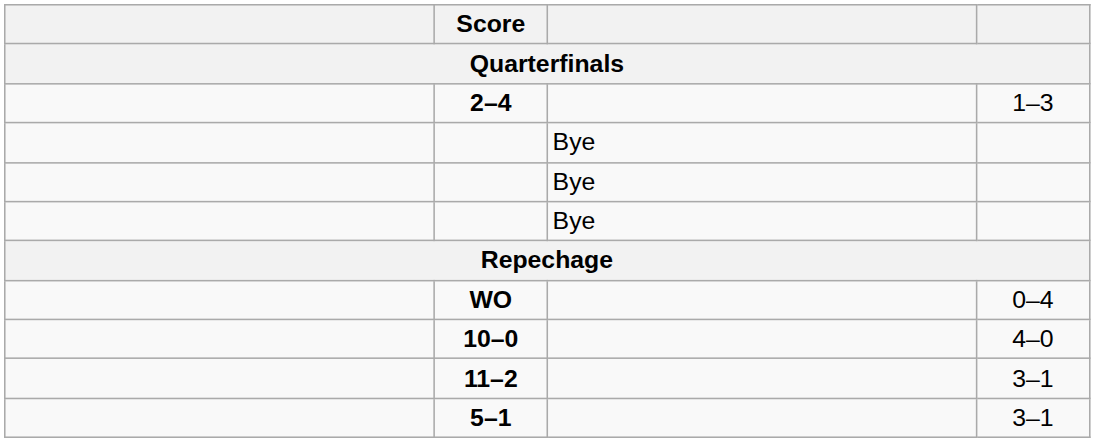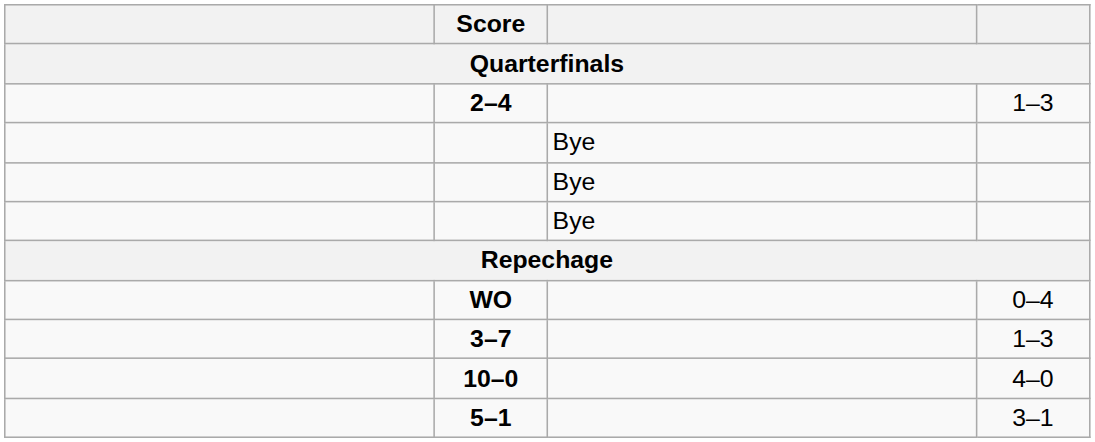+ row: (491, 338)
- row: (491, 378)
